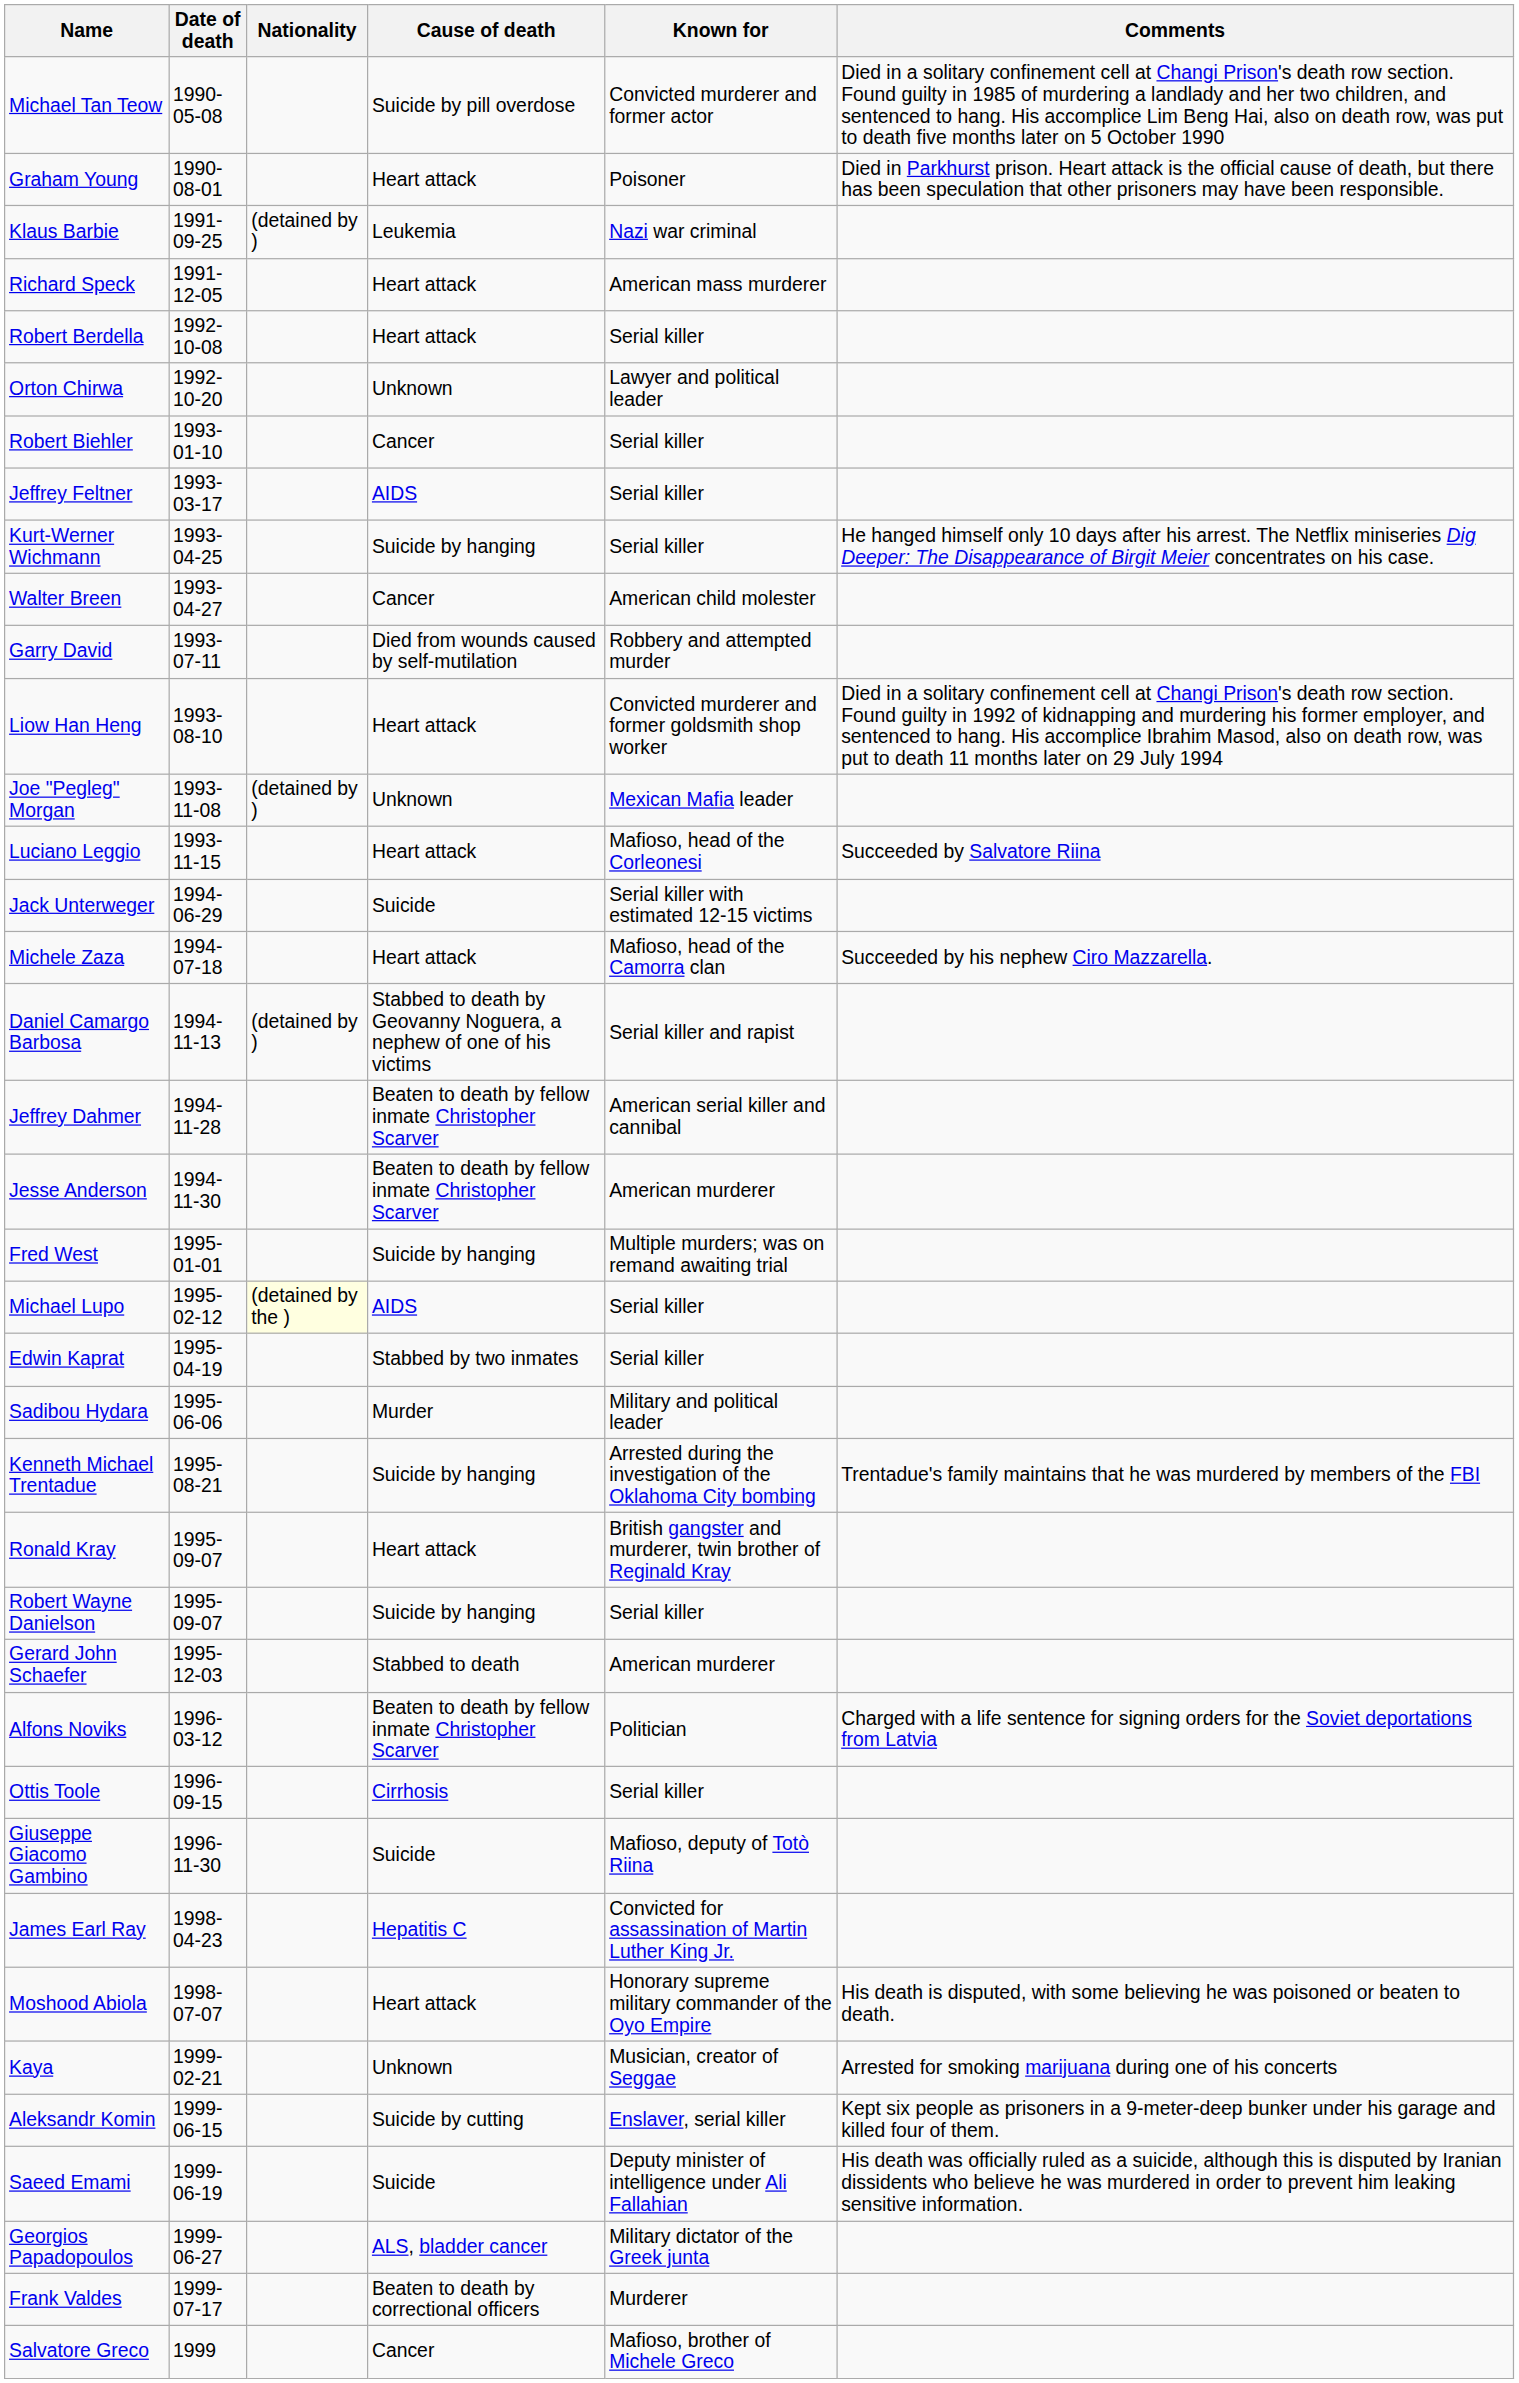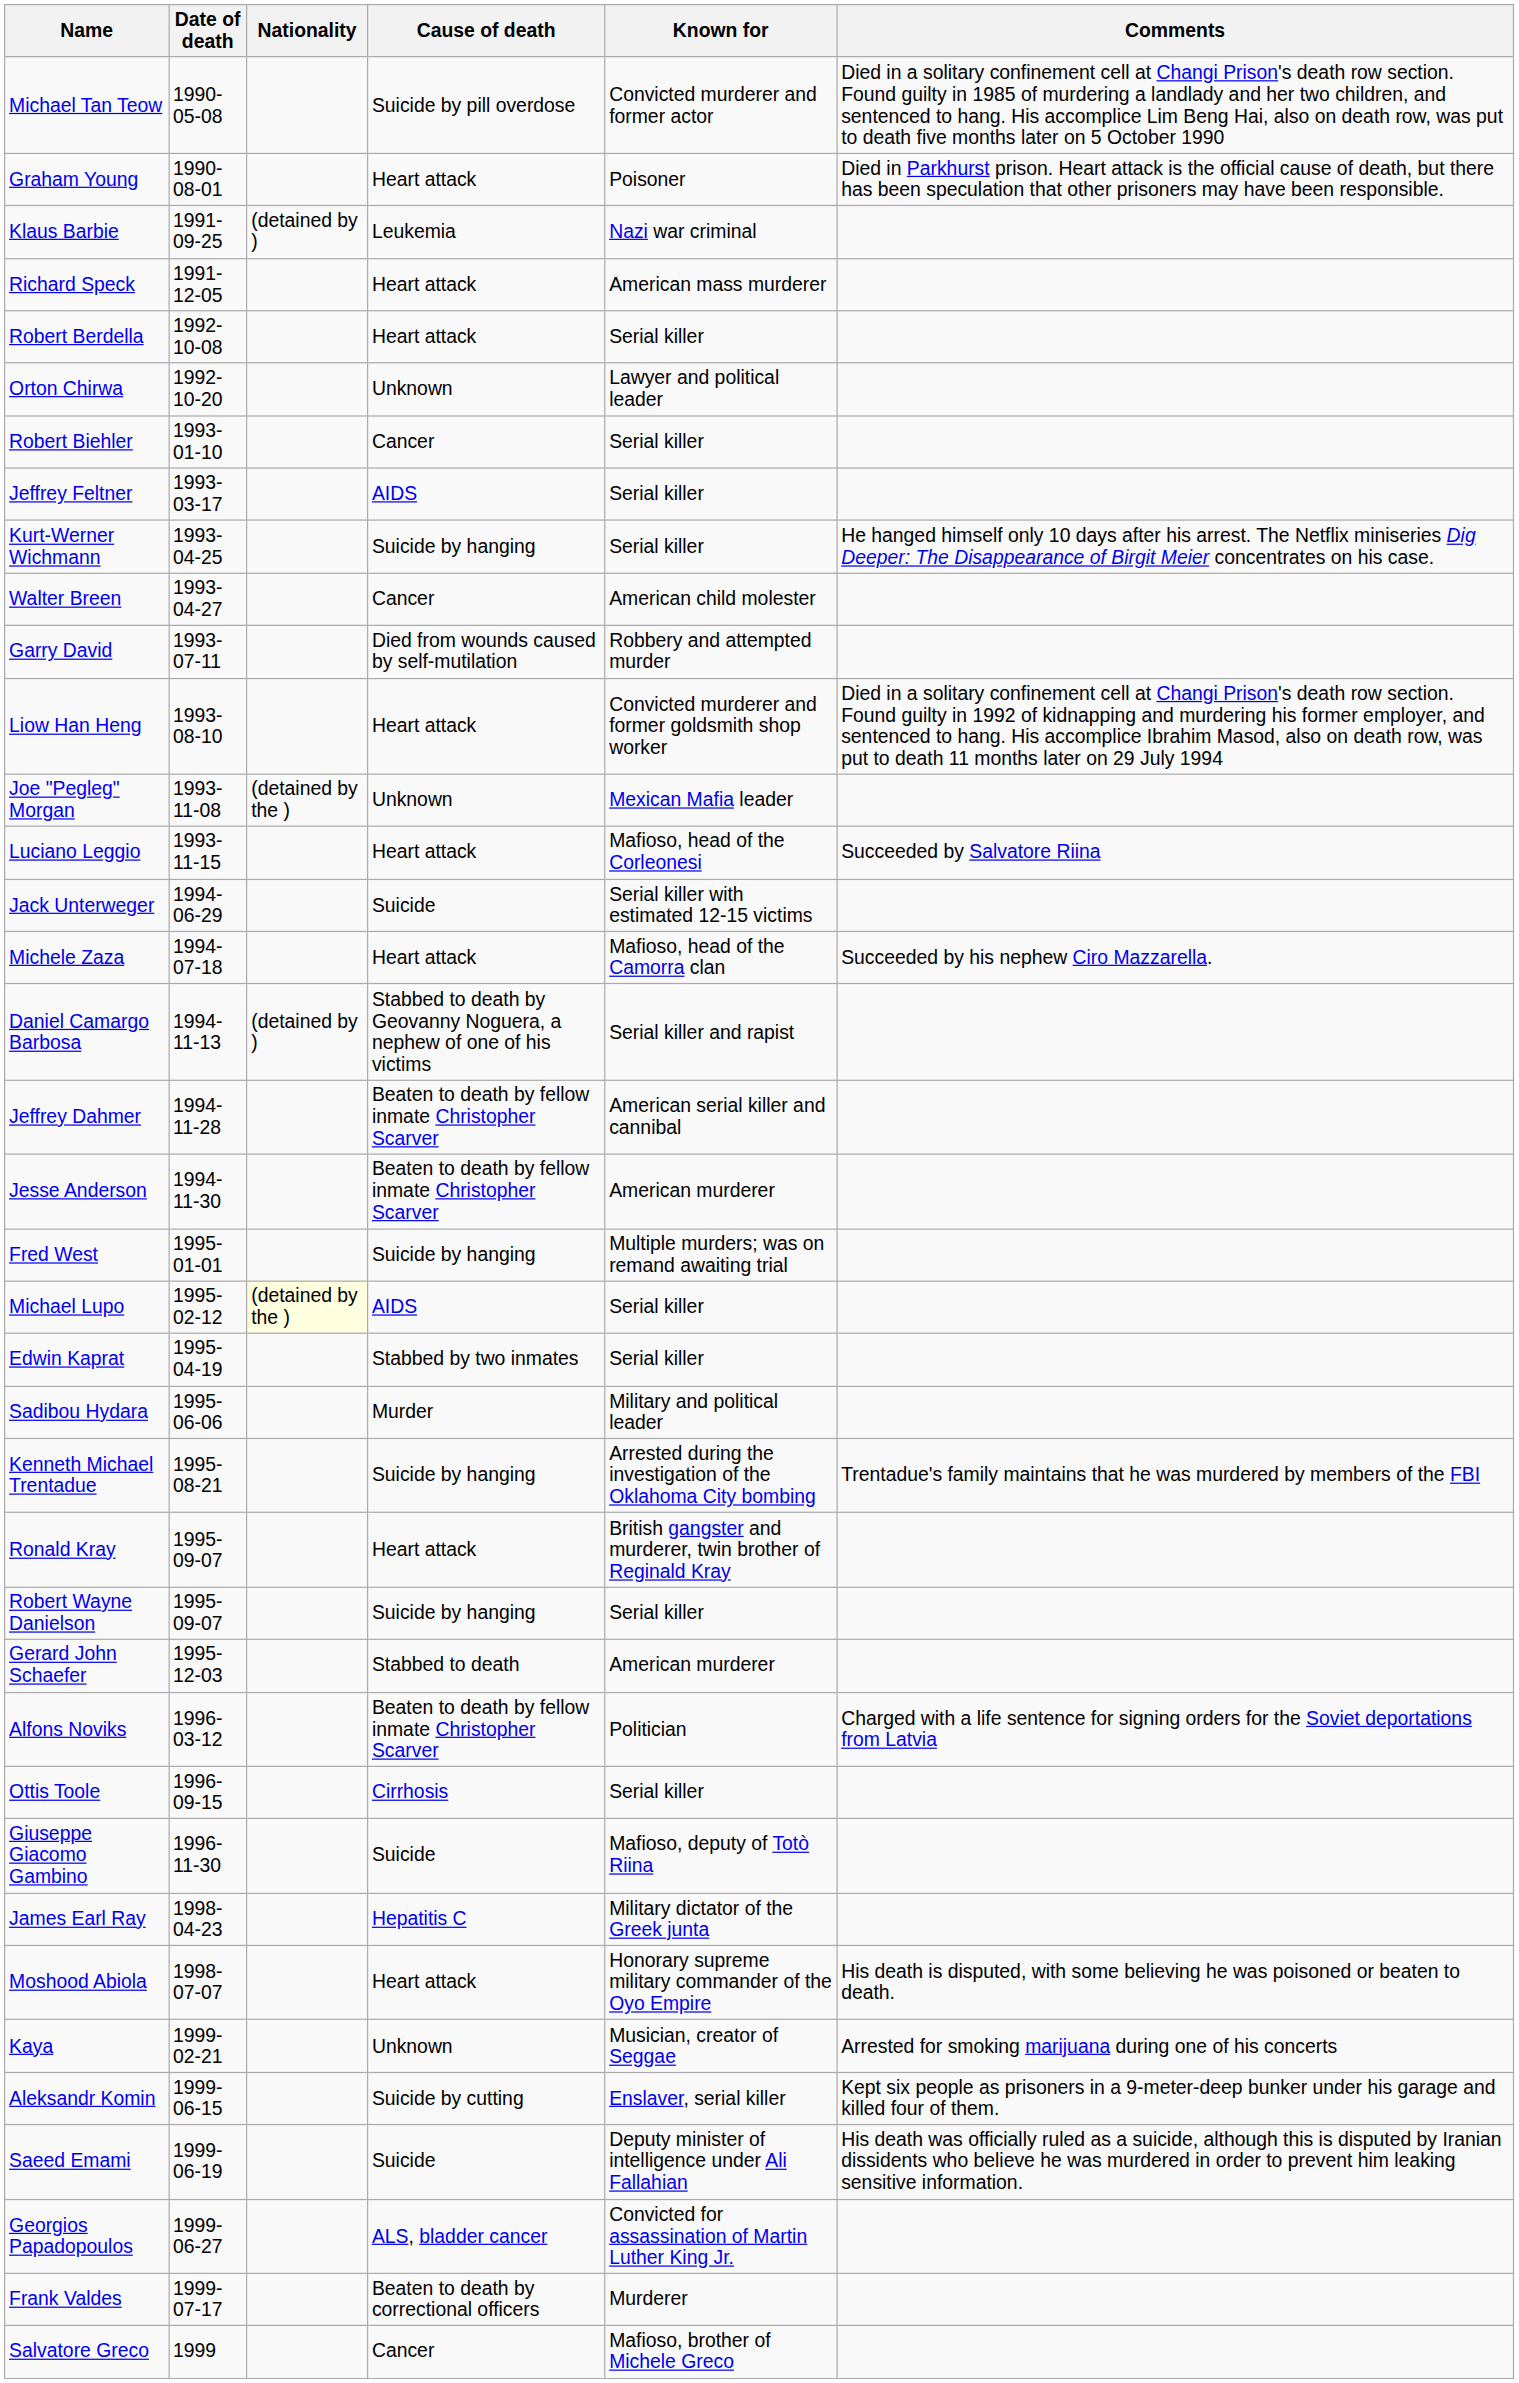(304, 800) (detained by ) -> (304, 800) (detained by the )
(708, 1929) Convicted for assassination of Martin Luther King Jr. -> (701, 1919) Military dictator of the Greek junta
(701, 2246) Military dictator of the Greek junta -> (708, 2235) Convicted for assassination of Martin Luther King Jr.
